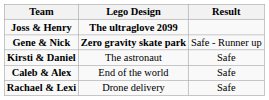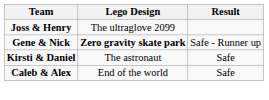(133, 27) bold -> (133, 27) normal
- row: (41, 88)
